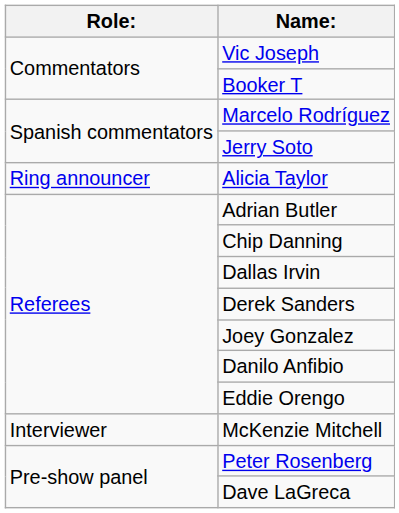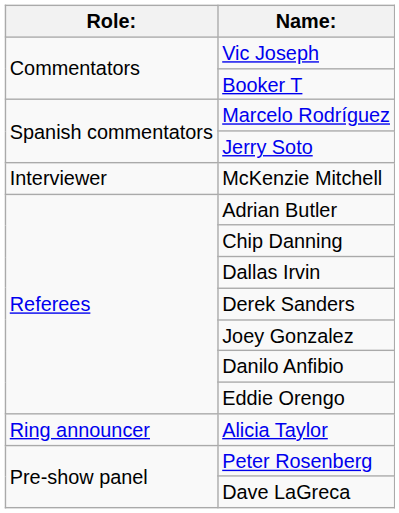rows swapped: (275, 178) <-> (302, 429)
